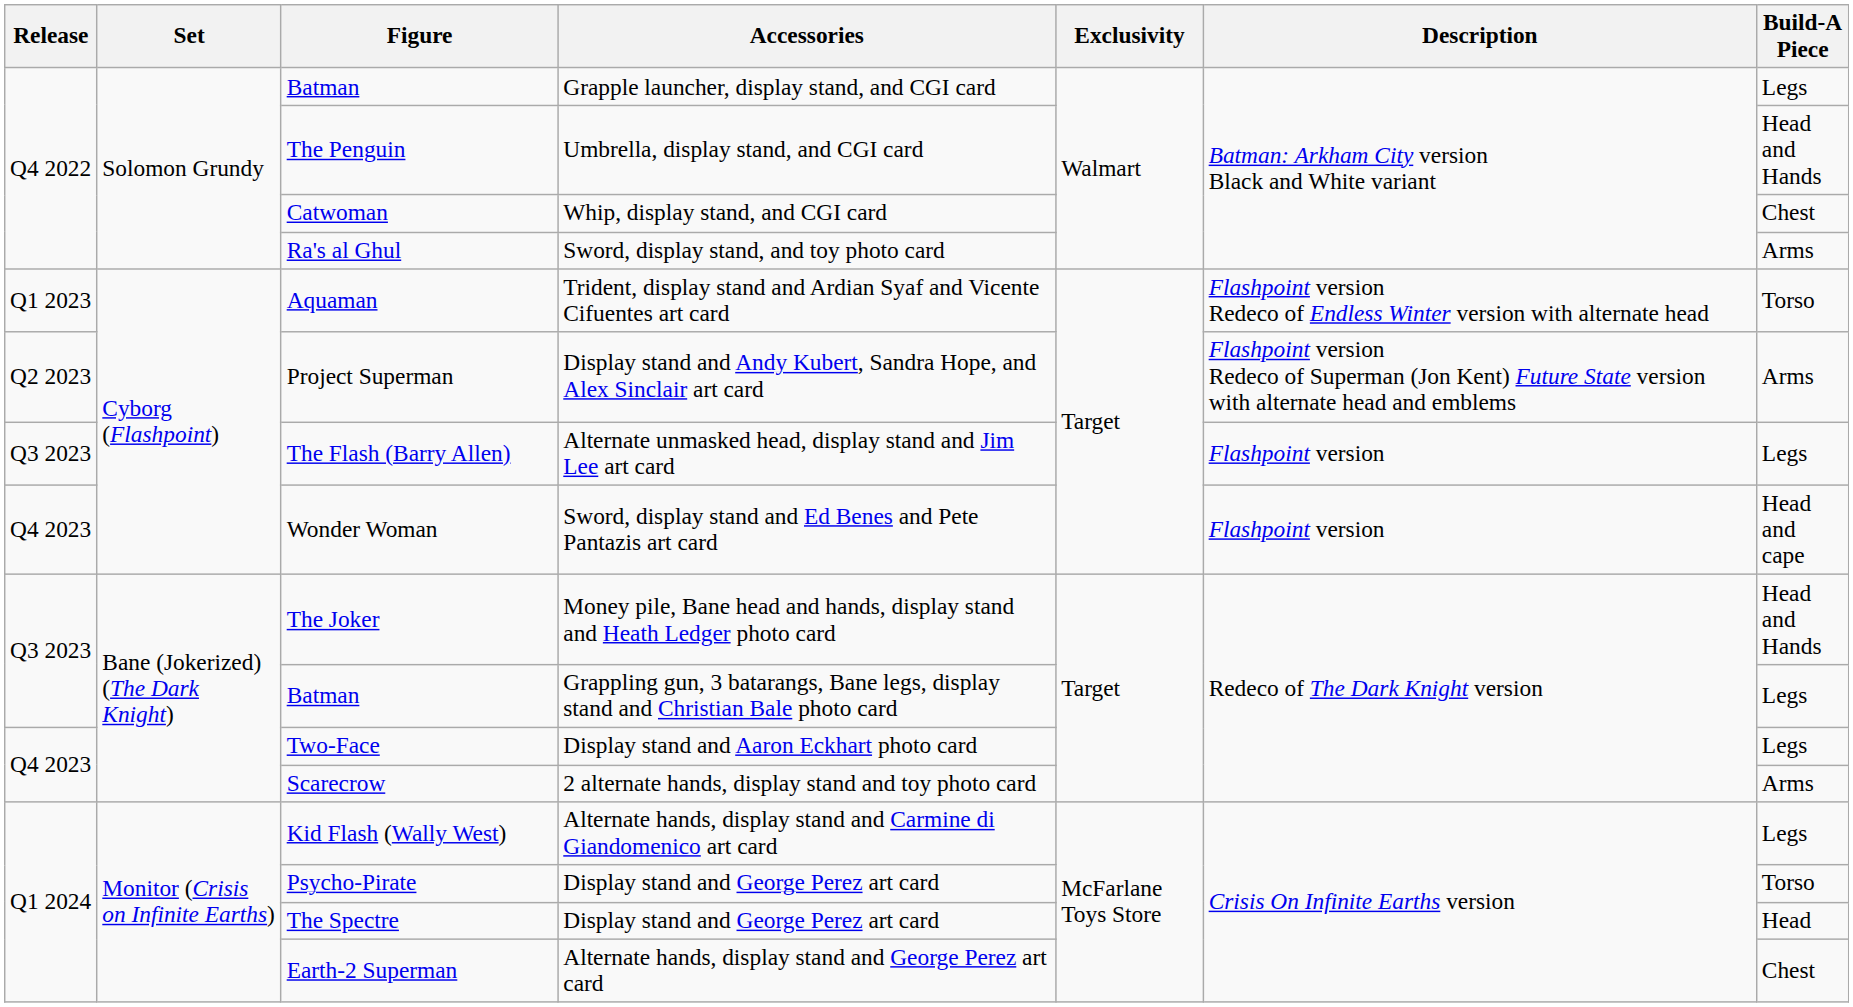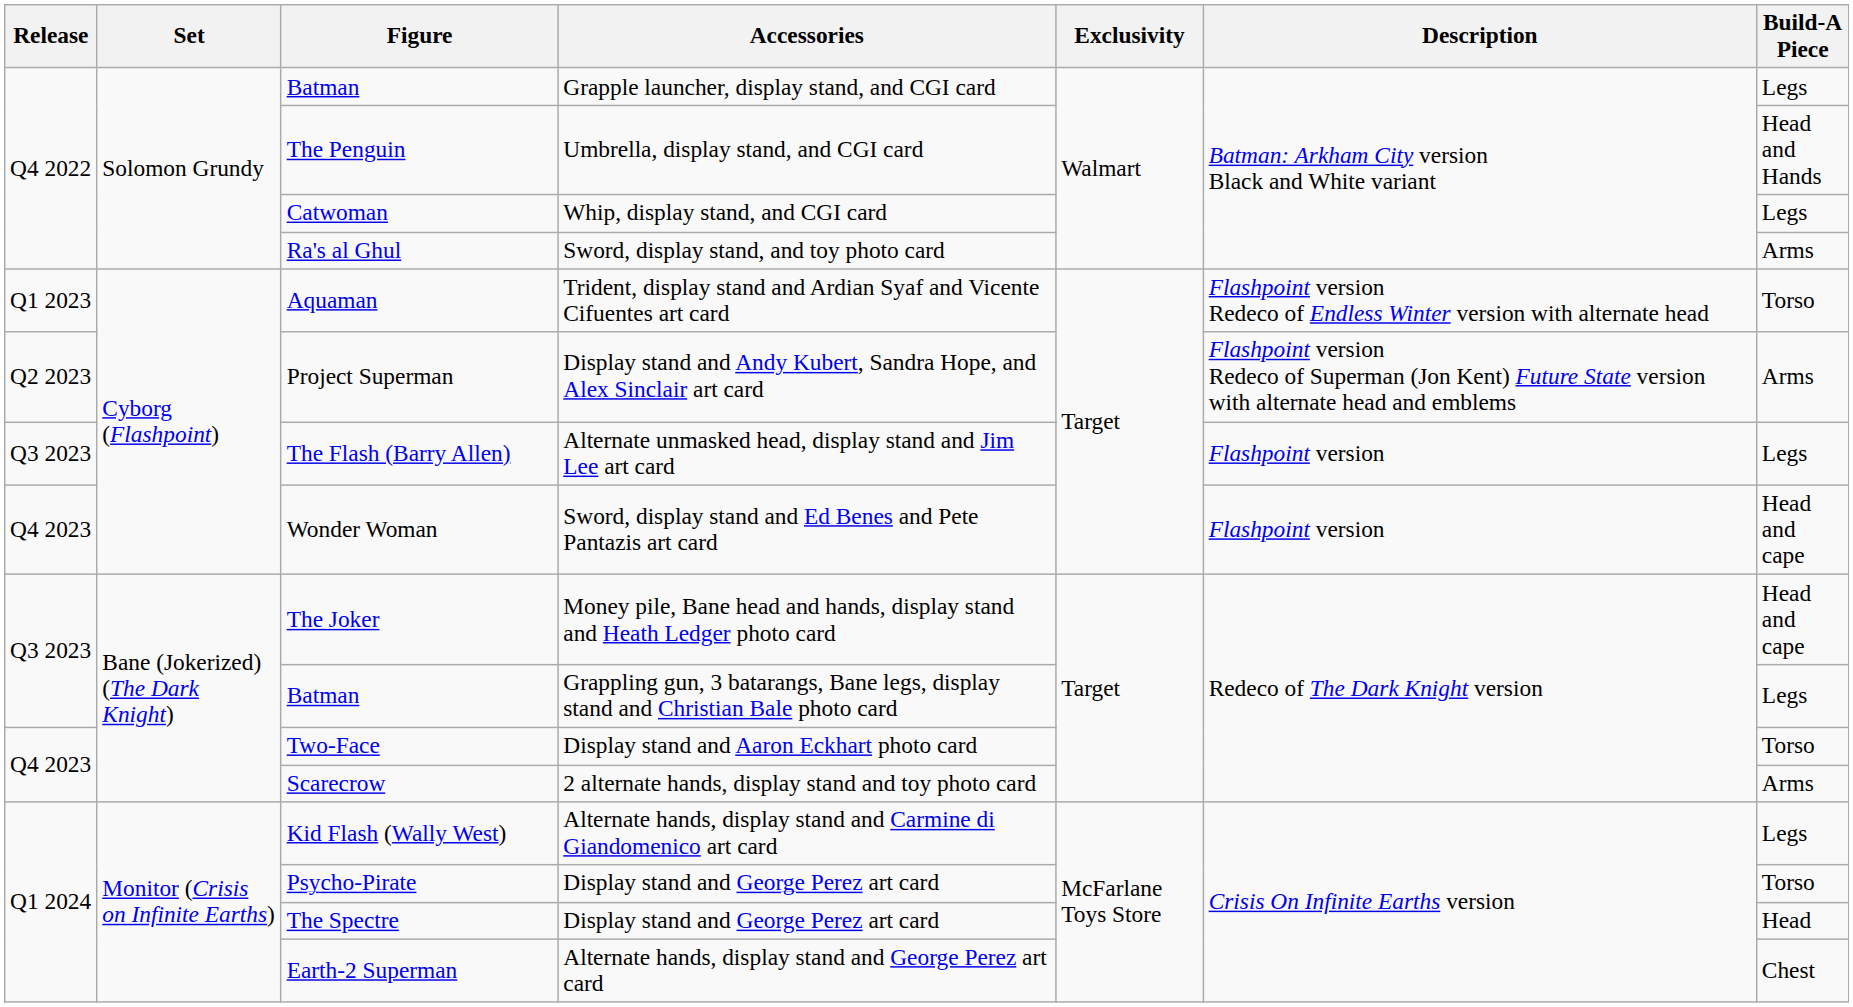(1788, 213) Chest -> (1785, 213) Legs
(1792, 619) Head and Hands -> (1787, 619) Head and cape
(1785, 745) Legs -> (1788, 745) Torso
